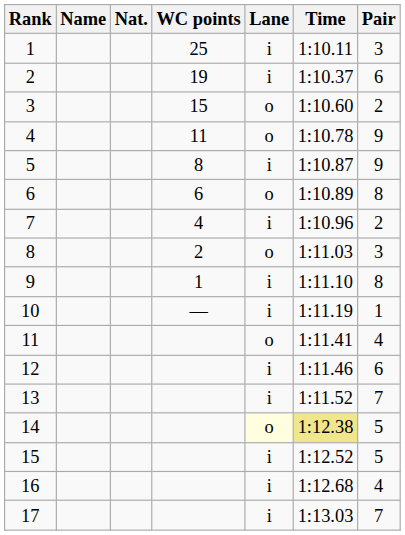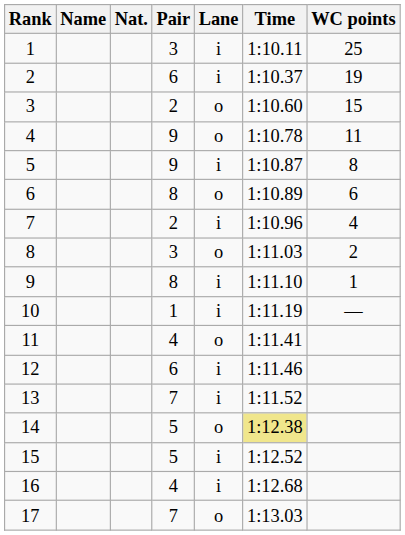columns swapped: (379, 19) <-> (199, 19)
(269, 427) lightyellow background -> (219, 427) no background
(269, 515) i -> (219, 515) o
